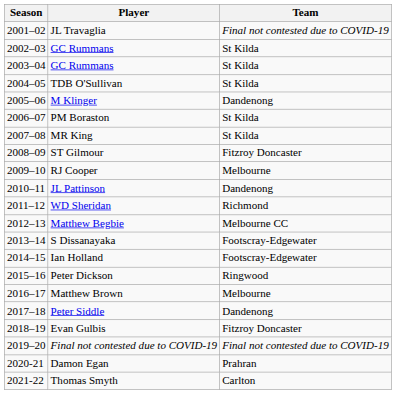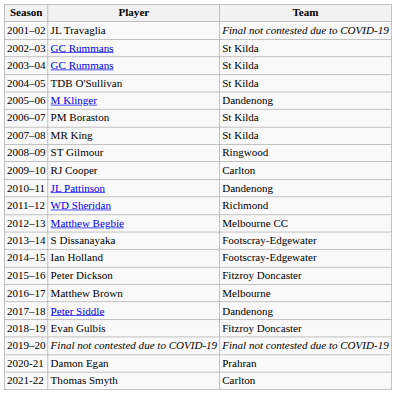(262, 153) Fitzroy Doncaster -> (245, 153) Ringwood
(246, 170) Melbourne -> (239, 170) Carlton
(245, 275) Ringwood -> (262, 275) Fitzroy Doncaster
